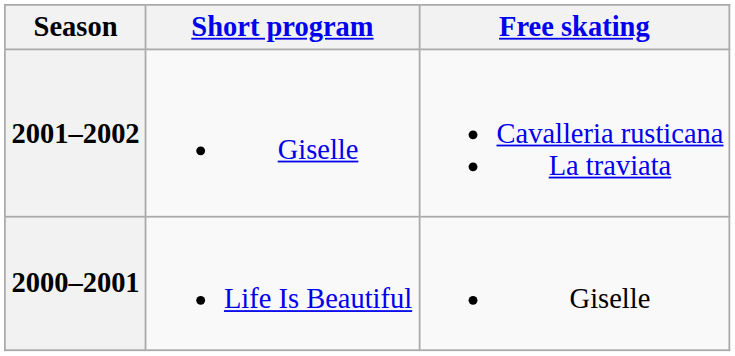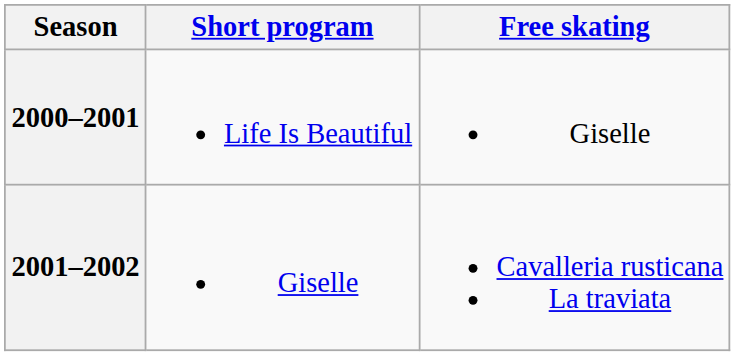rows swapped: (76, 132) <-> (76, 282)
